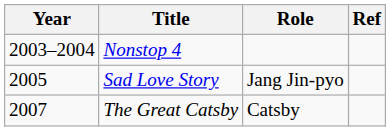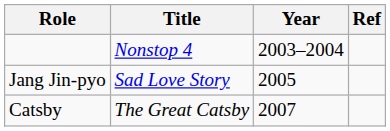columns swapped: (52, 19) <-> (295, 19)
